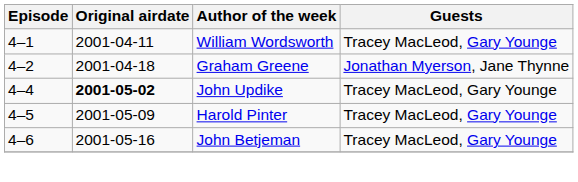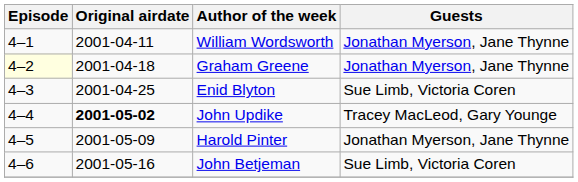(450, 41) Tracey MacLeod, Gary Younge -> (456, 41) Jonathan Myerson, Jane Thynne
(21, 66) no background -> (21, 66) lightyellow background
+ row: (236, 90)
(450, 115) Tracey MacLeod, Gary Younge -> (456, 139) Jonathan Myerson, Jane Thynne
(450, 139) Tracey MacLeod, Gary Younge -> (430, 164) Sue Limb, Victoria Coren
